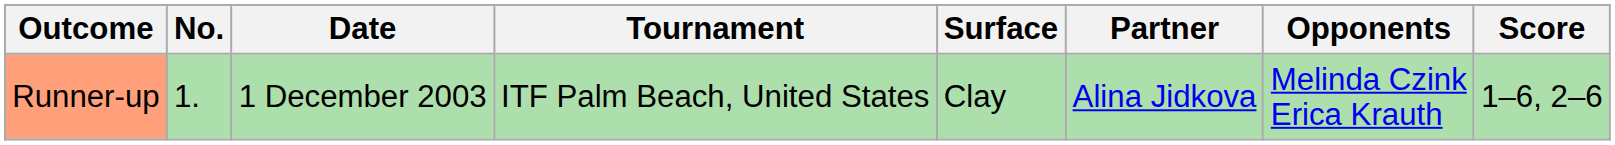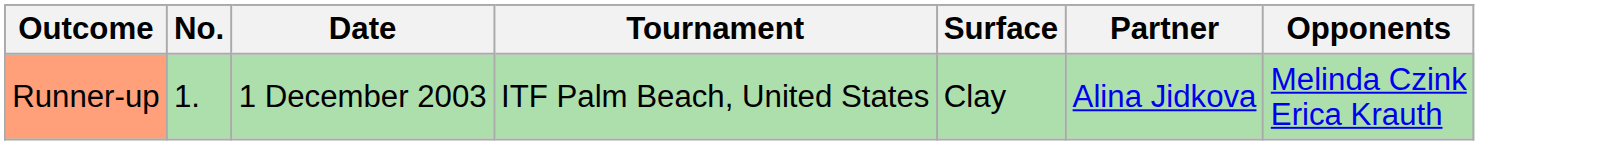- column: (1542, 29)
